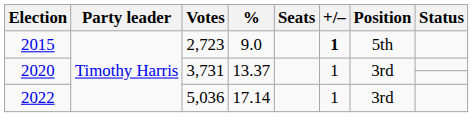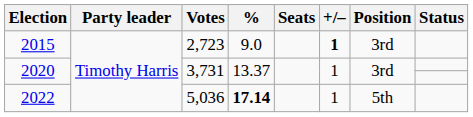(382, 44) 5th -> (382, 44) 3rd
(251, 97) normal -> (251, 97) bold
(382, 97) 3rd -> (382, 97) 5th
